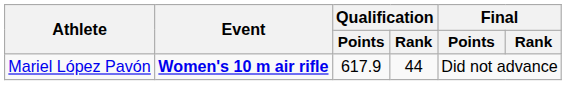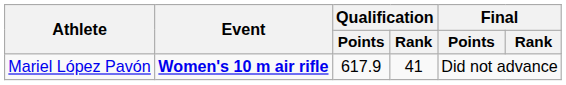(414, 67) 44 -> (414, 67) 41
